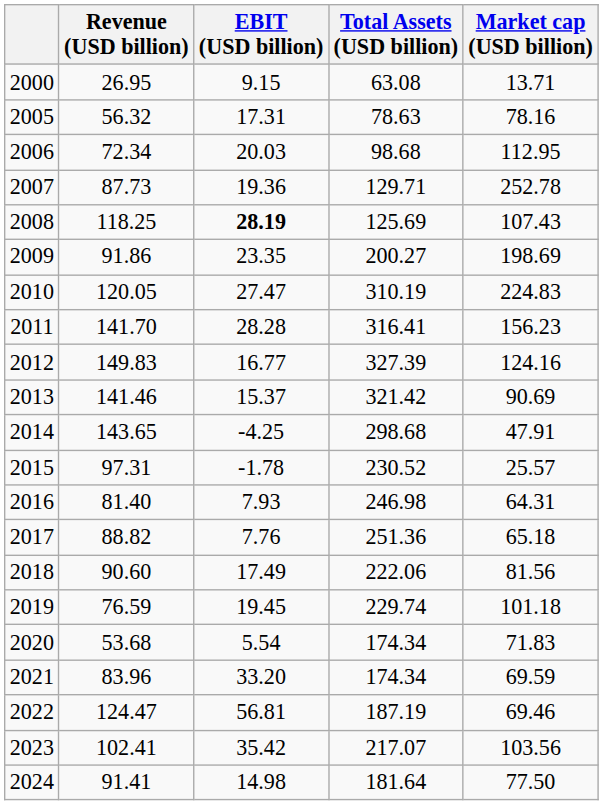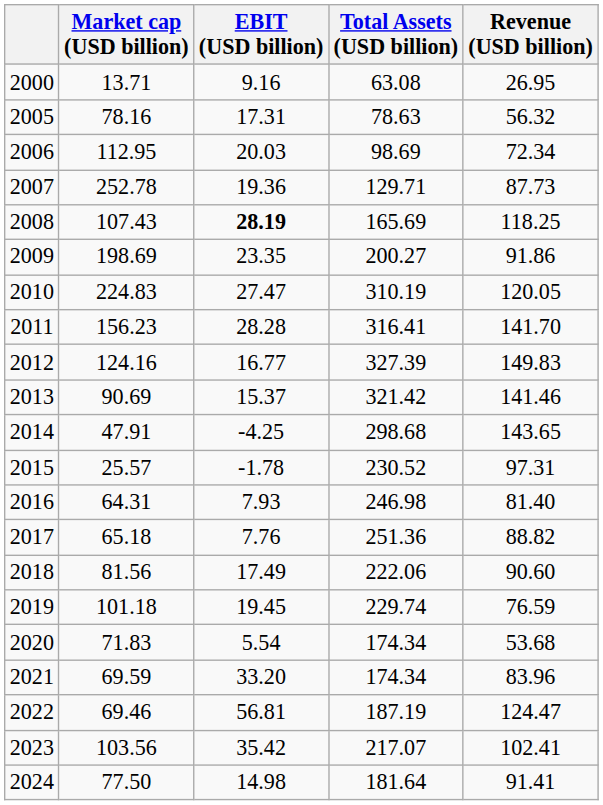columns swapped: (126, 34) <-> (531, 34)
(261, 81) 9.15 -> (261, 81) 9.16
(396, 151) 98.68 -> (396, 151) 98.69
(396, 221) 125.69 -> (396, 221) 165.69
